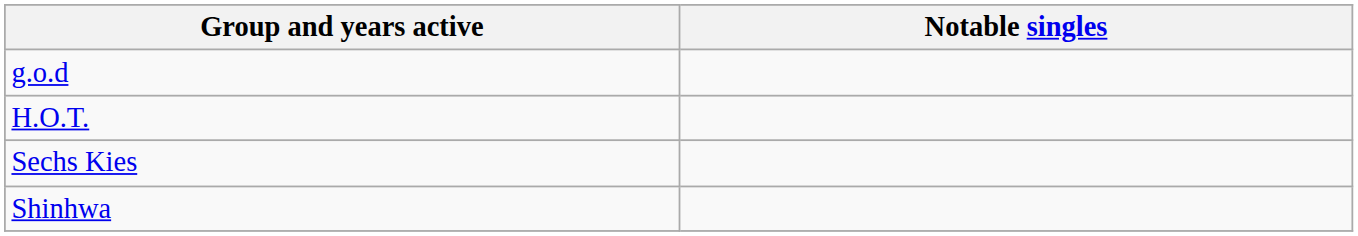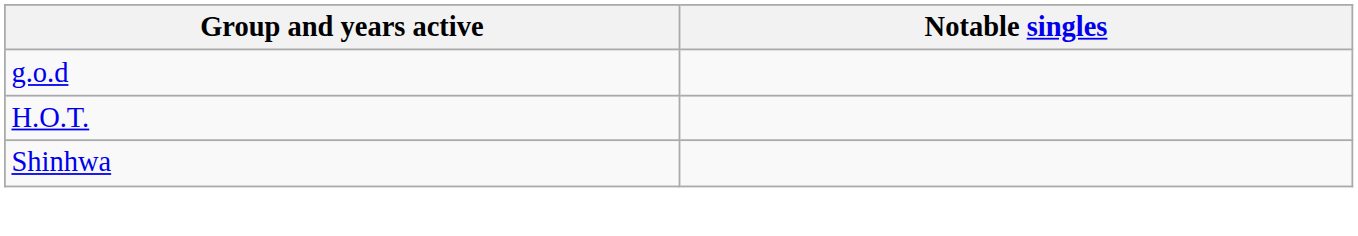- row: (74, 162)
